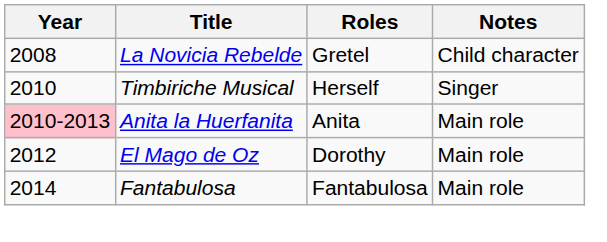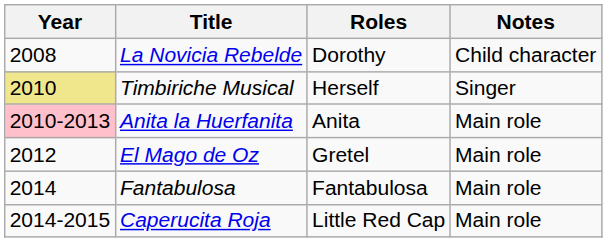(341, 55) Gretel -> (349, 55) Dorothy
(33, 88) no background -> (33, 88) khaki background
(349, 155) Dorothy -> (341, 155) Gretel
+ row: (195, 221)
